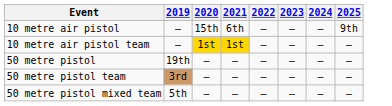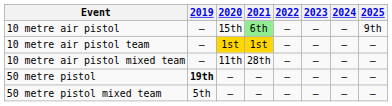(235, 29) no background -> (259, 29) lightgreen background
+ row: (96, 61)
(178, 61) normal -> (202, 77) bold
- row: (66, 77)
